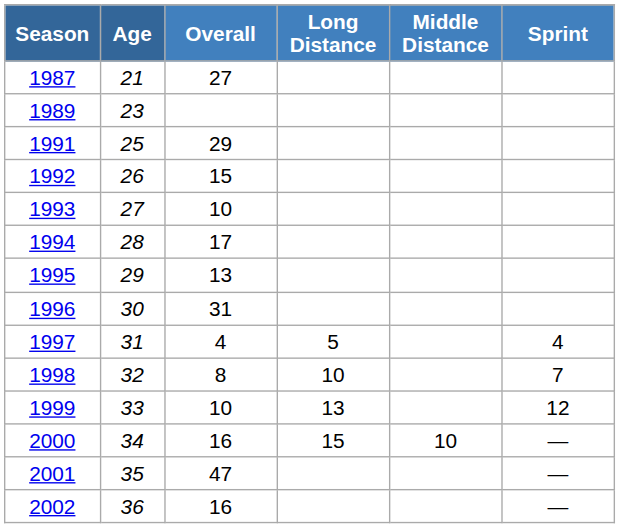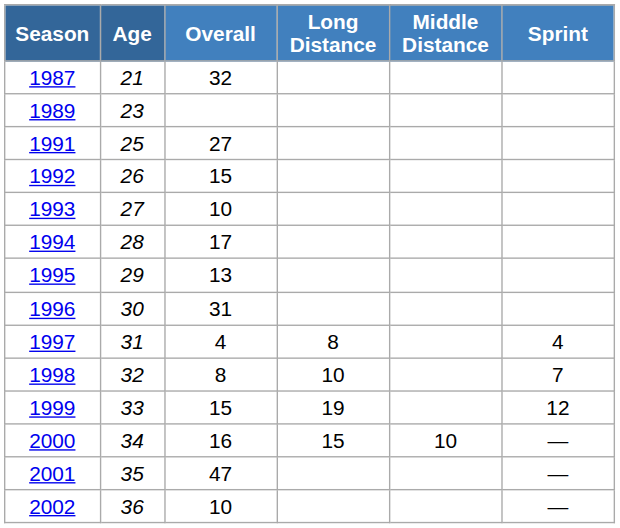(221, 78) 27 -> (221, 78) 32
(221, 144) 29 -> (221, 144) 27
(333, 341) 5 -> (333, 341) 8
(221, 407) 10 -> (221, 407) 15
(333, 407) 13 -> (333, 407) 19
(221, 506) 16 -> (221, 506) 10
